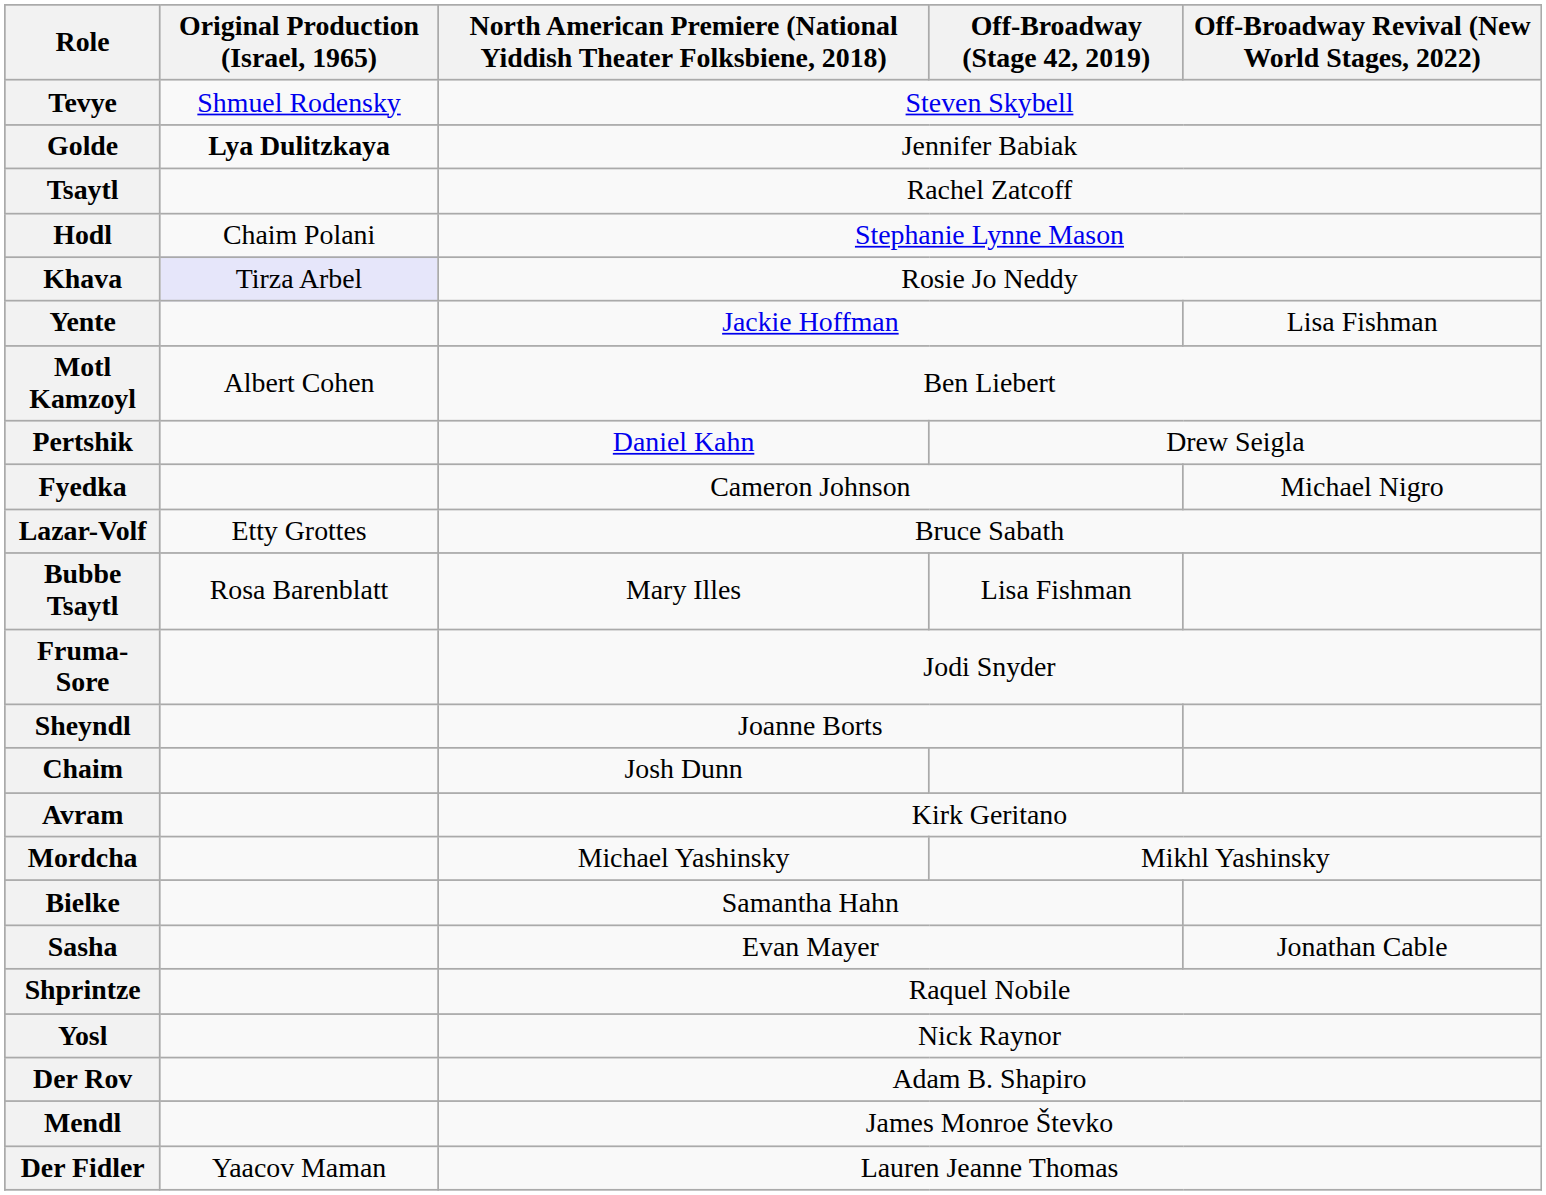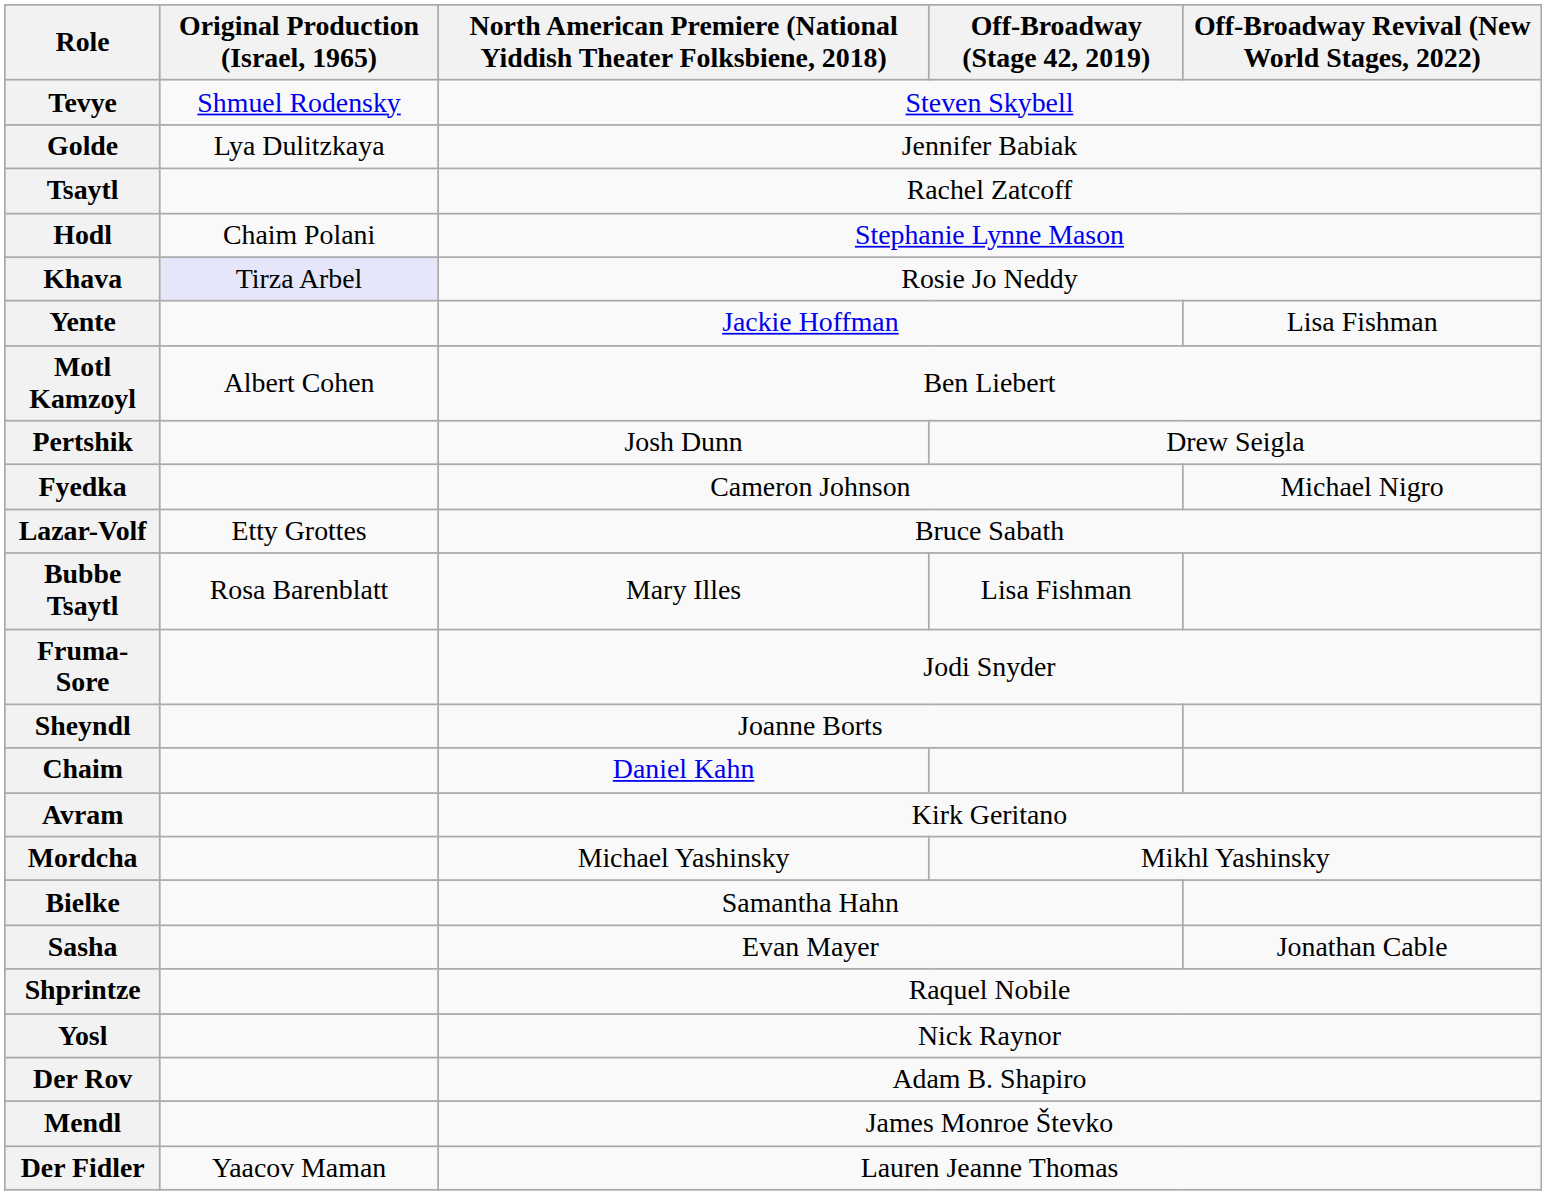(299, 146) bold -> (299, 146) normal
(684, 442) Daniel Kahn -> (684, 442) Josh Dunn
(684, 769) Josh Dunn -> (684, 769) Daniel Kahn
